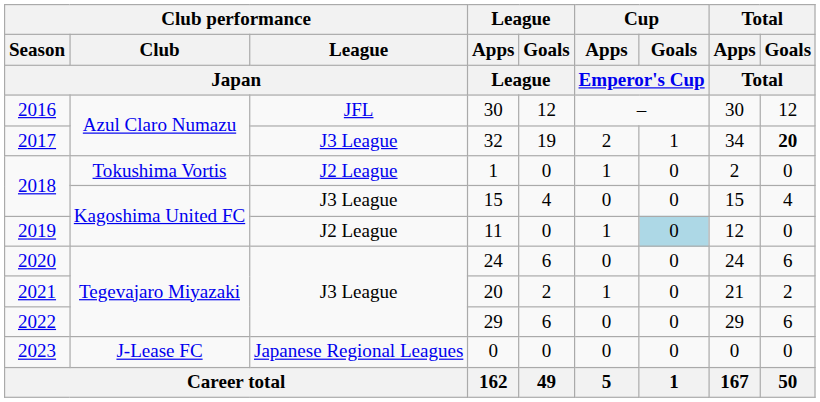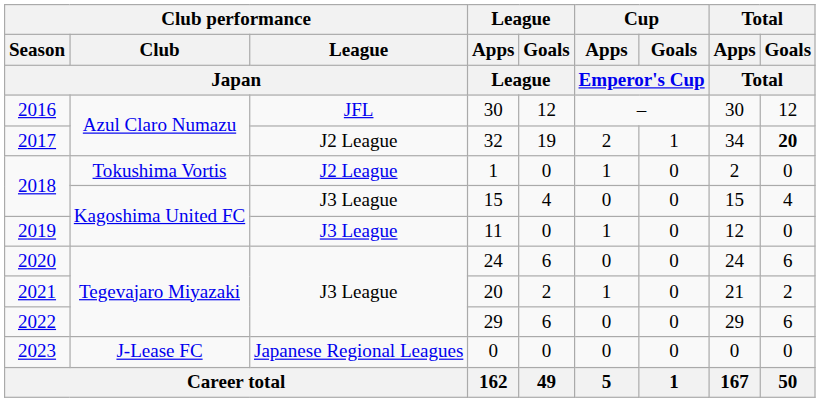(359, 140) J3 League -> (359, 140) J2 League
(359, 230) J2 League -> (359, 230) J3 League
(674, 230) lightblue background -> (674, 230) no background
